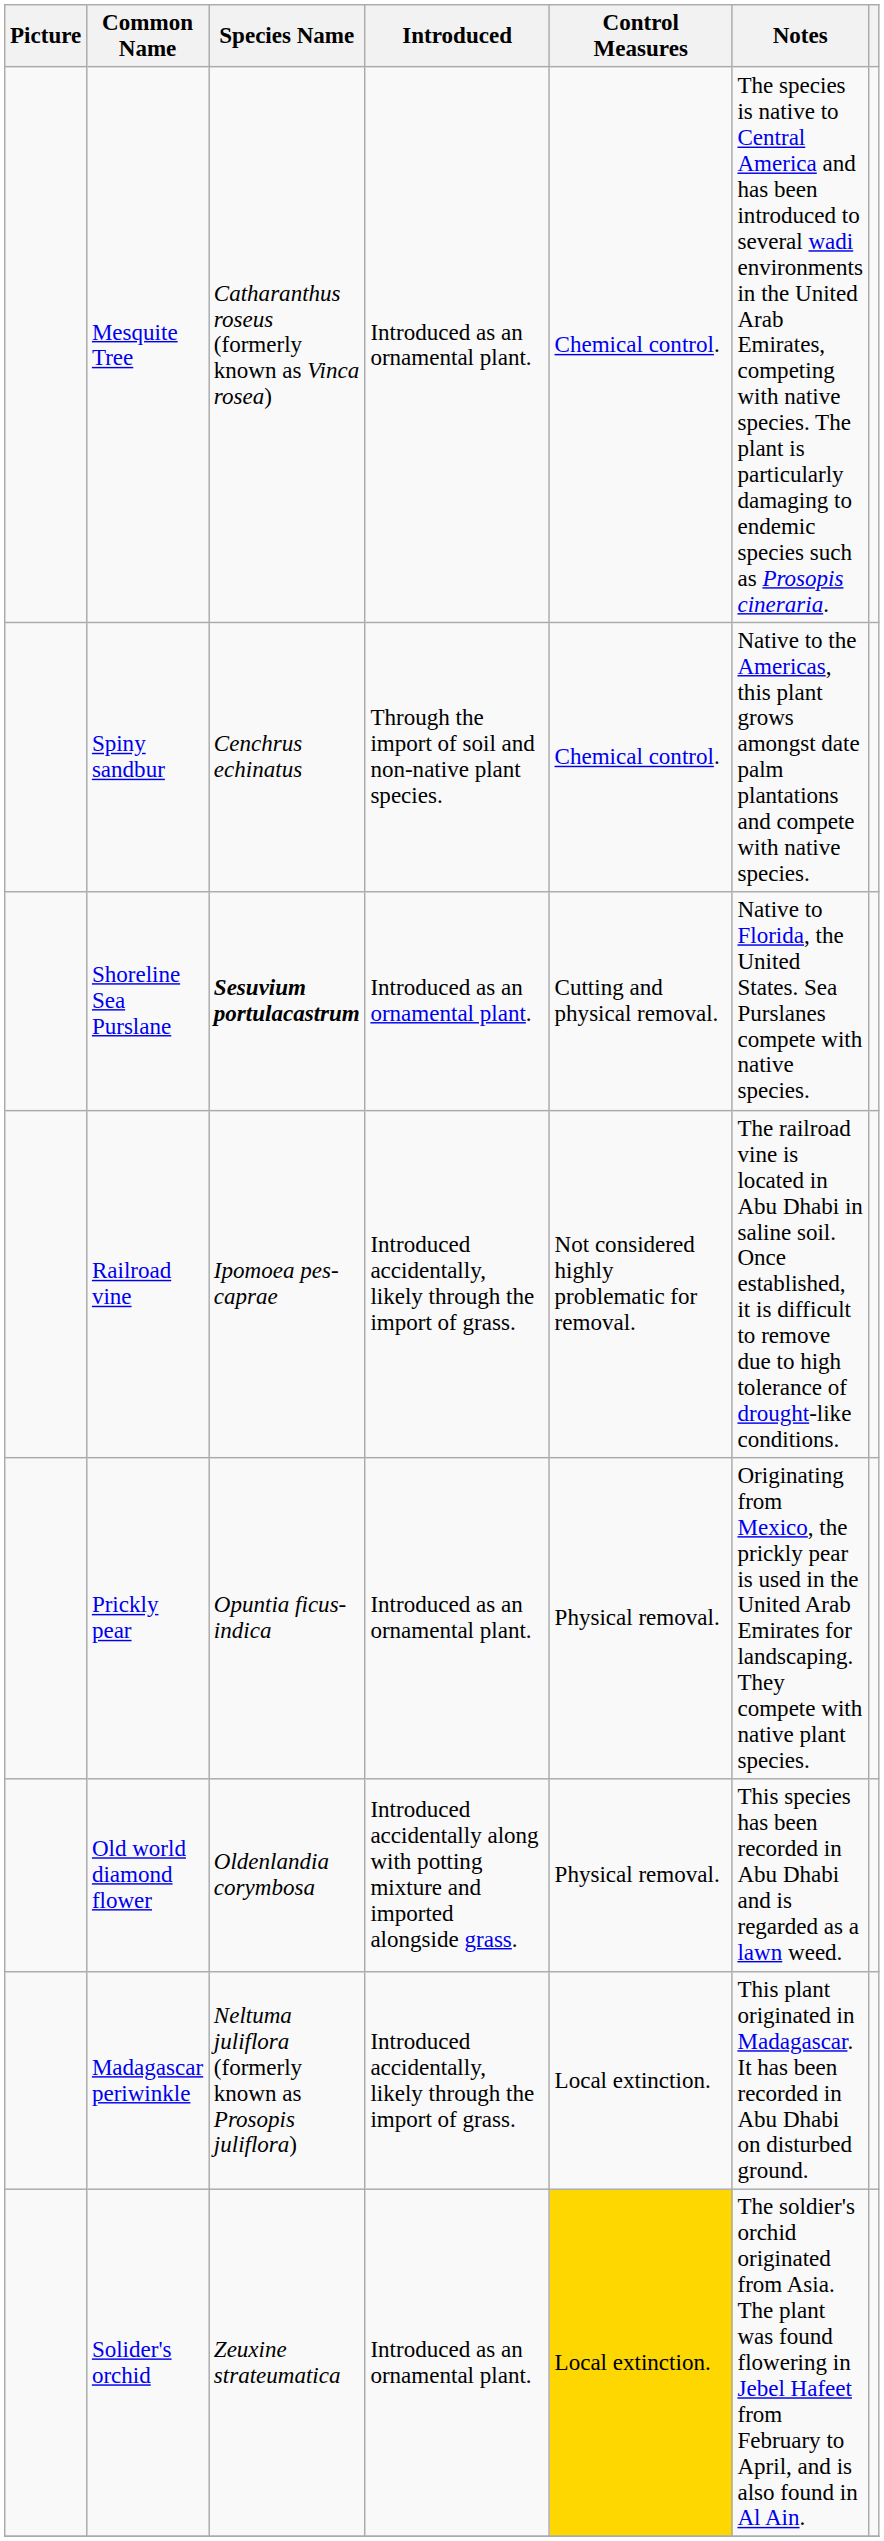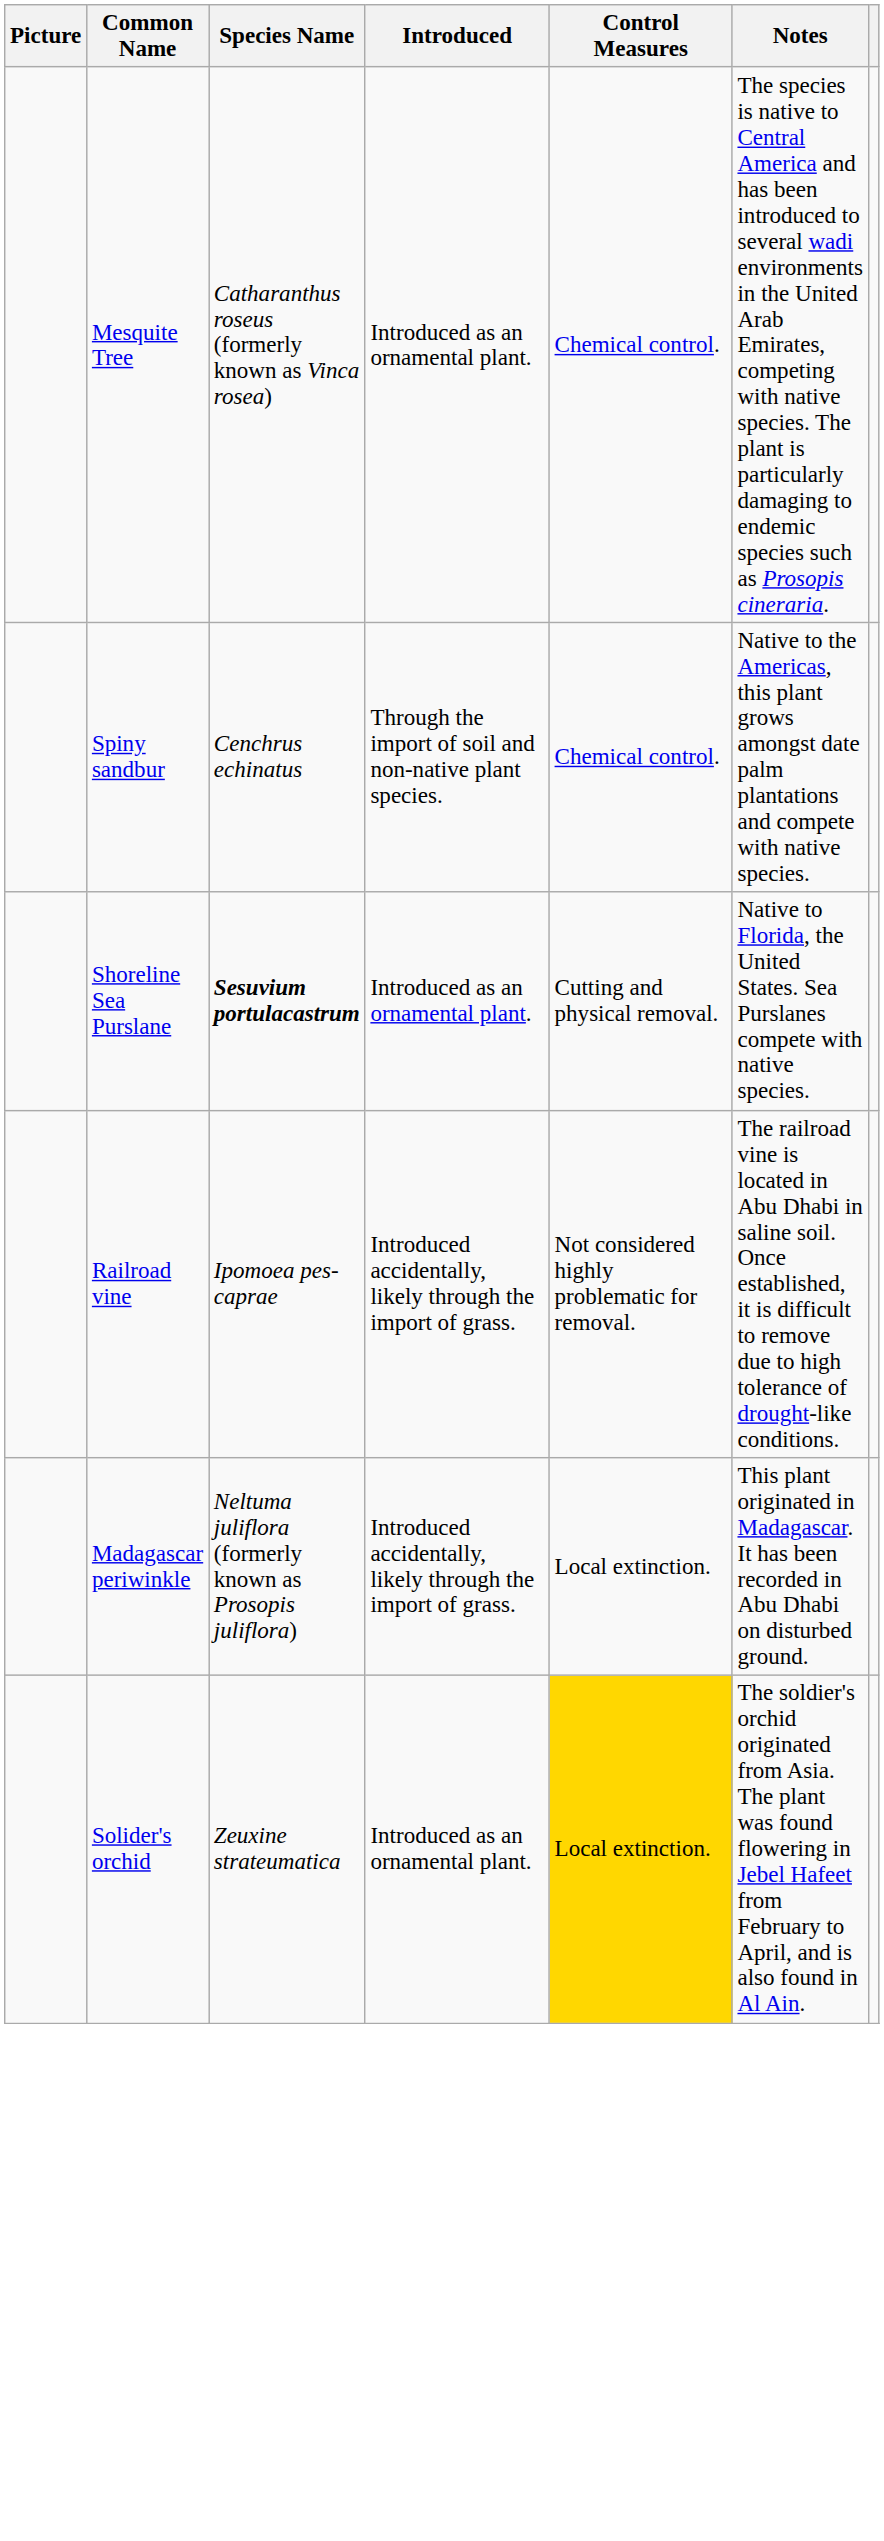- row: (125, 1618)
- row: (139, 1874)
